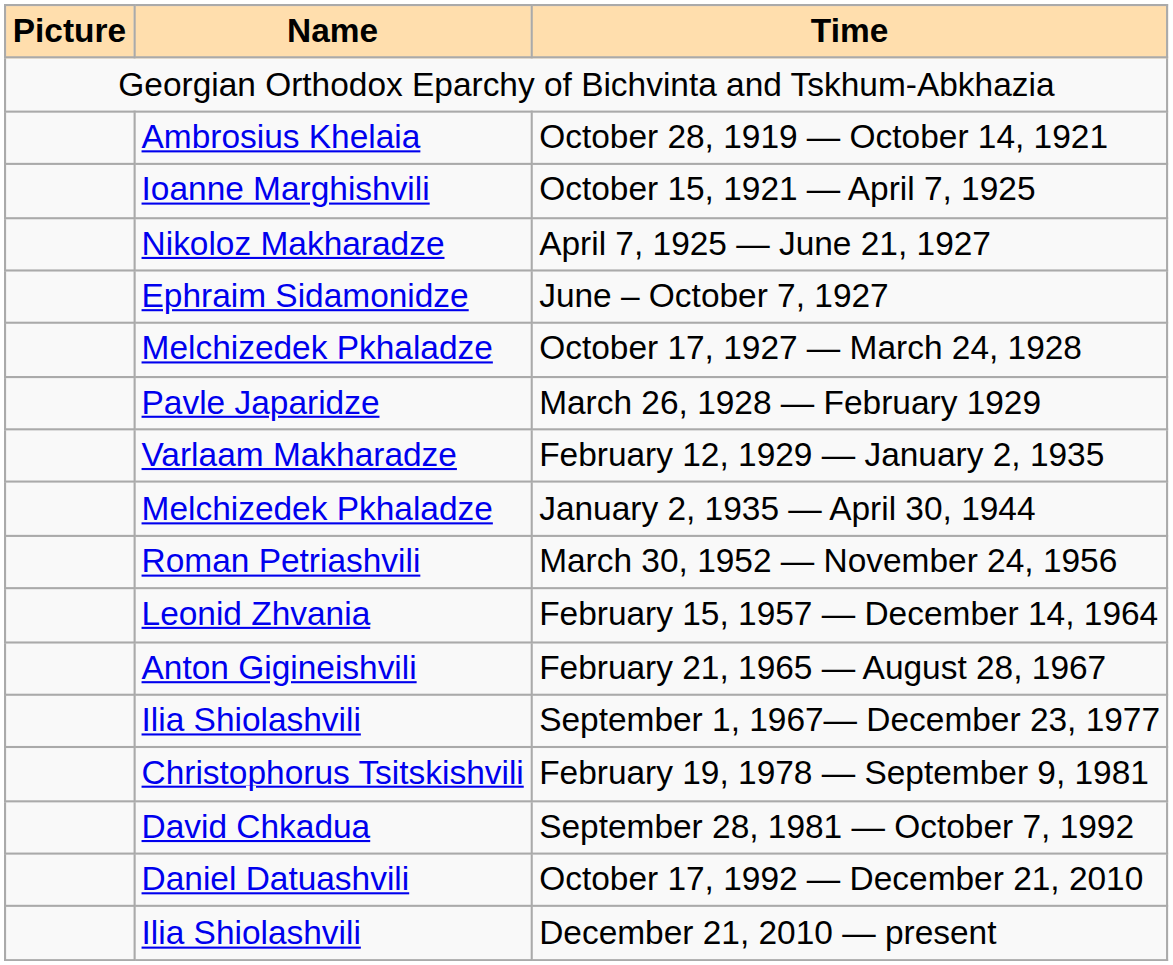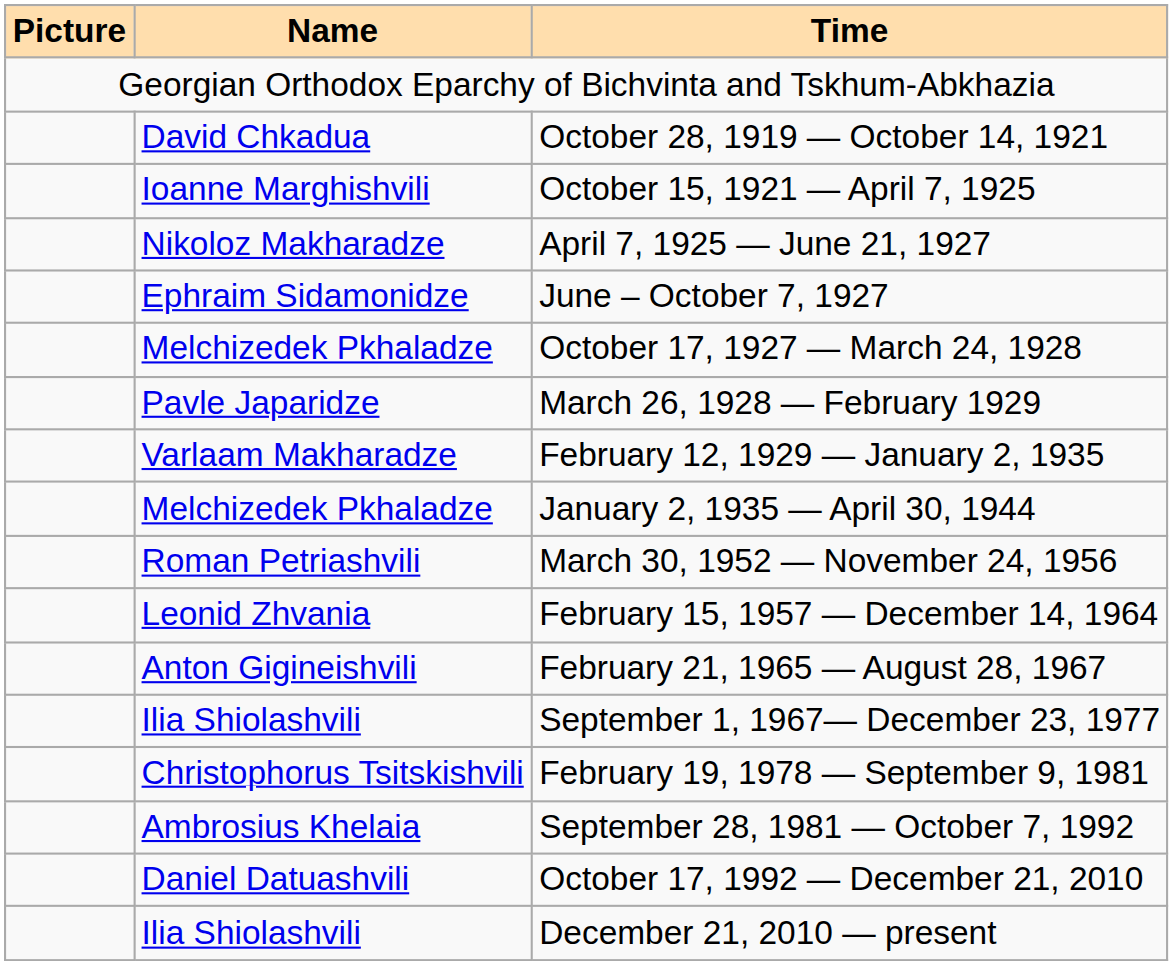(281, 137) Ambrosius Khelaia -> (256, 137) David Chkadua
(256, 826) David Chkadua -> (281, 826) Ambrosius Khelaia
